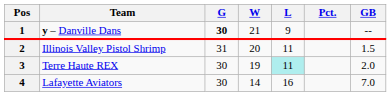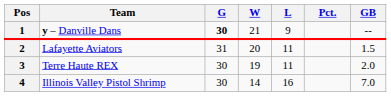(104, 48) Illinois Valley Pistol Shrimp -> (82, 48) Lafayette Aviators
(288, 65) paleturquoise background -> (288, 65) no background
(82, 82) Lafayette Aviators -> (104, 82) Illinois Valley Pistol Shrimp
